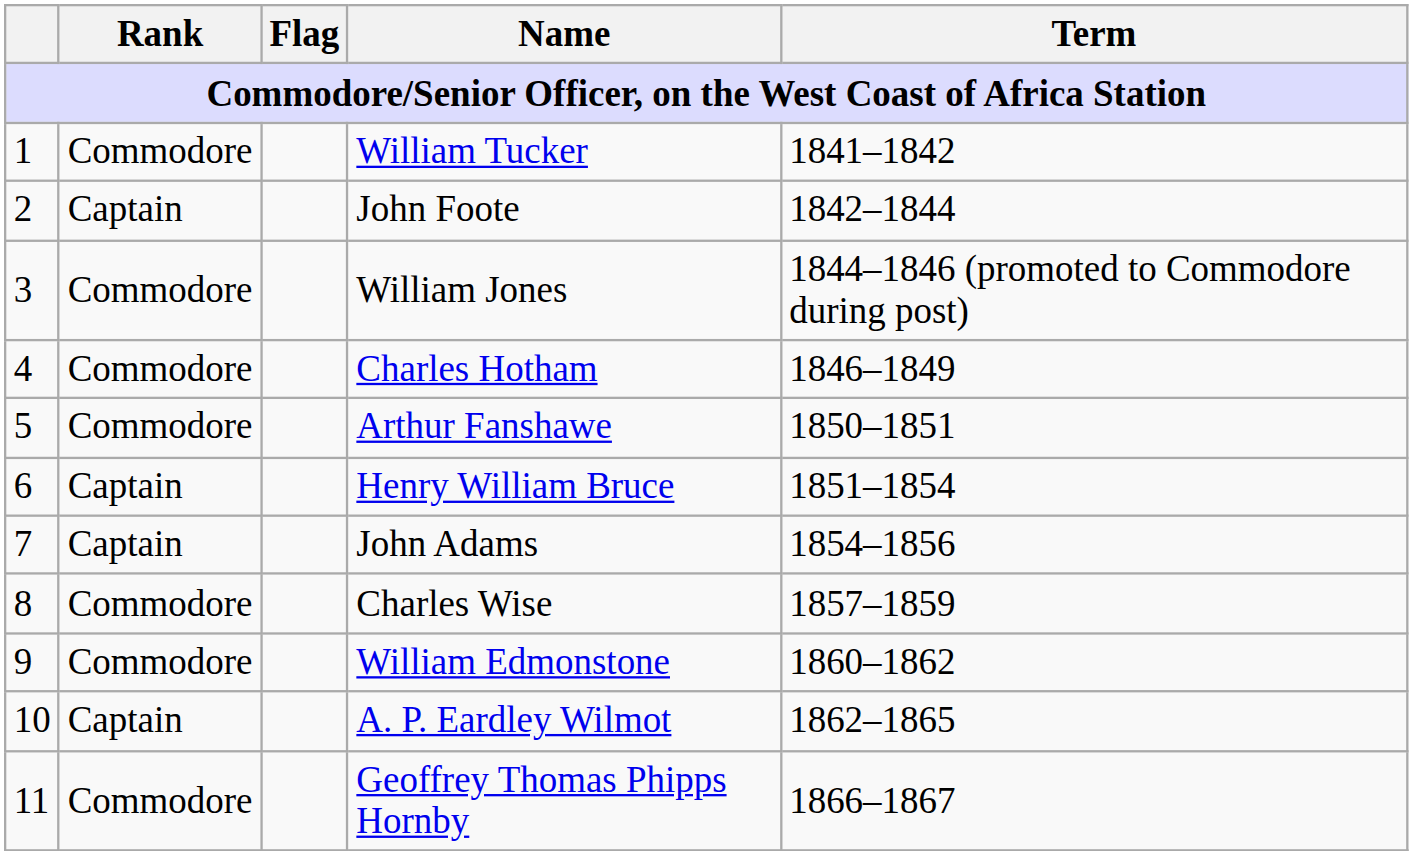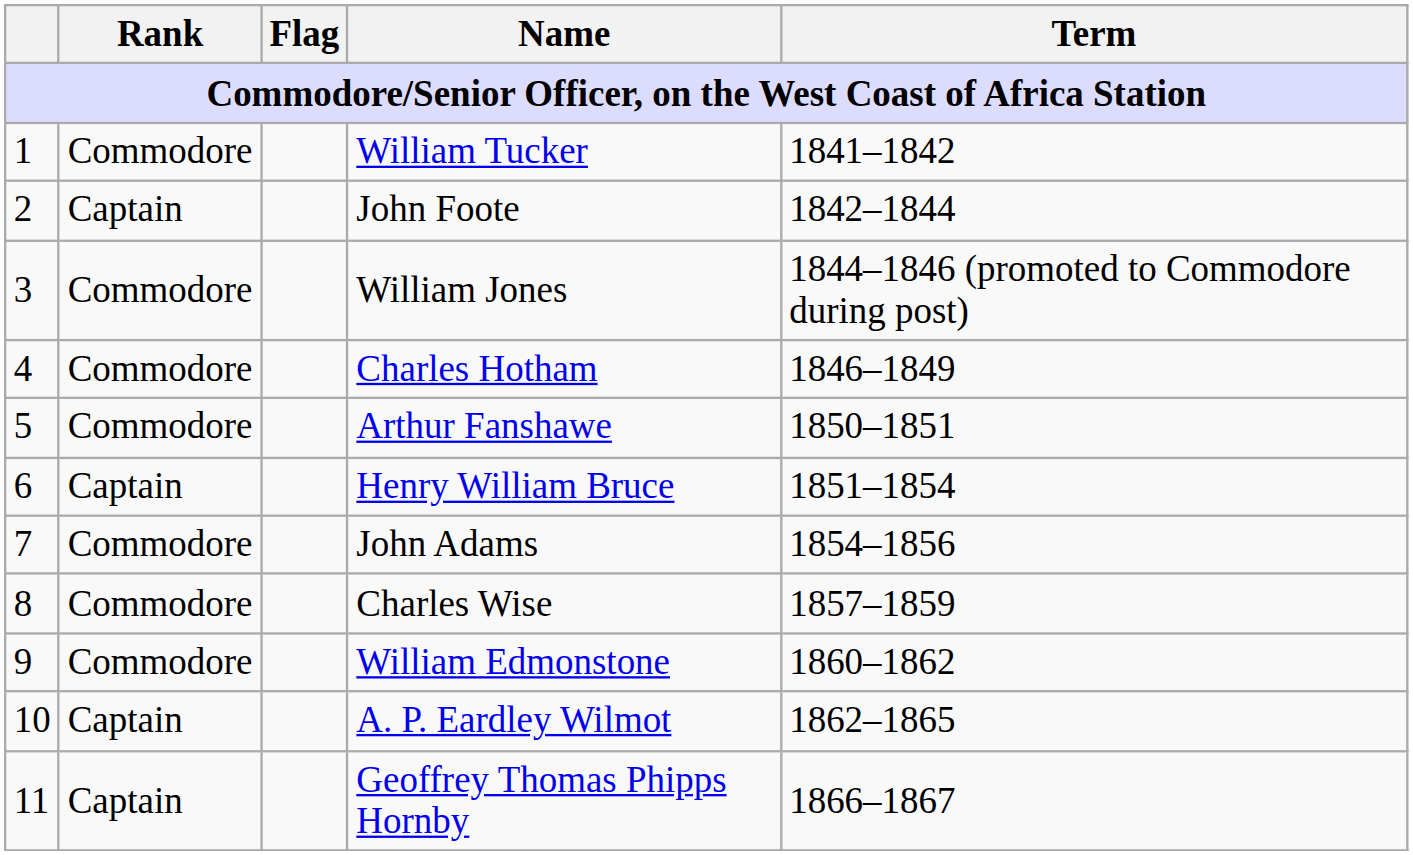(125, 544) Captain -> (160, 544) Commodore
(160, 799) Commodore -> (125, 799) Captain
